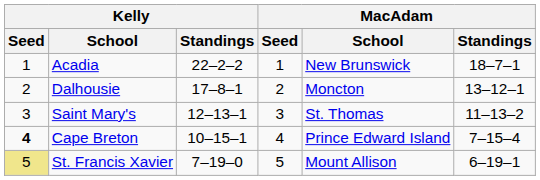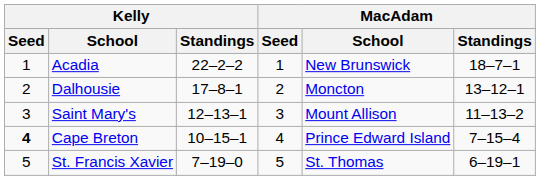(344, 114) St. Thomas -> (351, 114) Mount Allison
(26, 162) khaki background -> (26, 162) no background
(351, 162) Mount Allison -> (344, 162) St. Thomas
